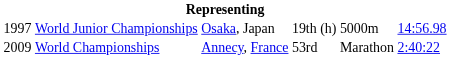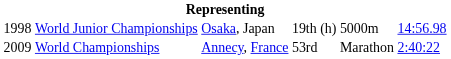(18, 28) 1997 -> (18, 28) 1998
